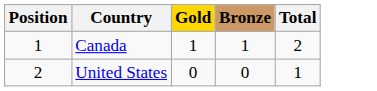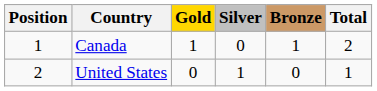+ column: (240, 18)
